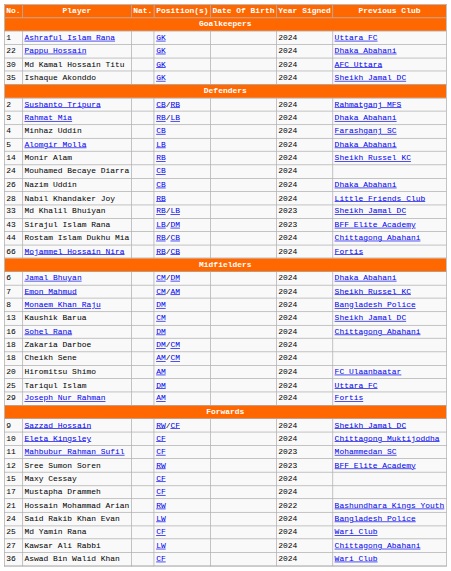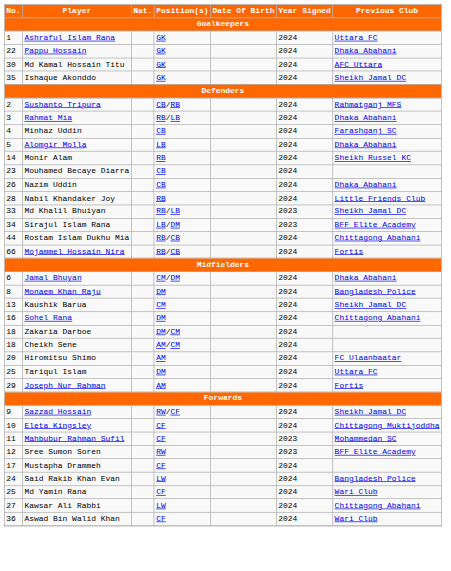(11, 171) 24 -> (11, 171) 23
(11, 225) 43 -> (11, 225) 34
- row: (51, 291)
- row: (51, 479)
- row: (77, 505)
